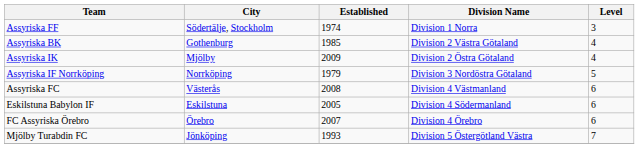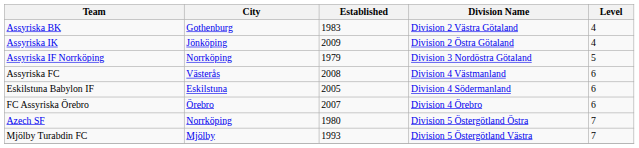- row: (32, 27)
(331, 43) 1985 -> (331, 27) 1983
(201, 58) Mjölby -> (207, 43) Jönköping
+ row: (26, 120)
(207, 136) Jönköping -> (201, 136) Mjölby
